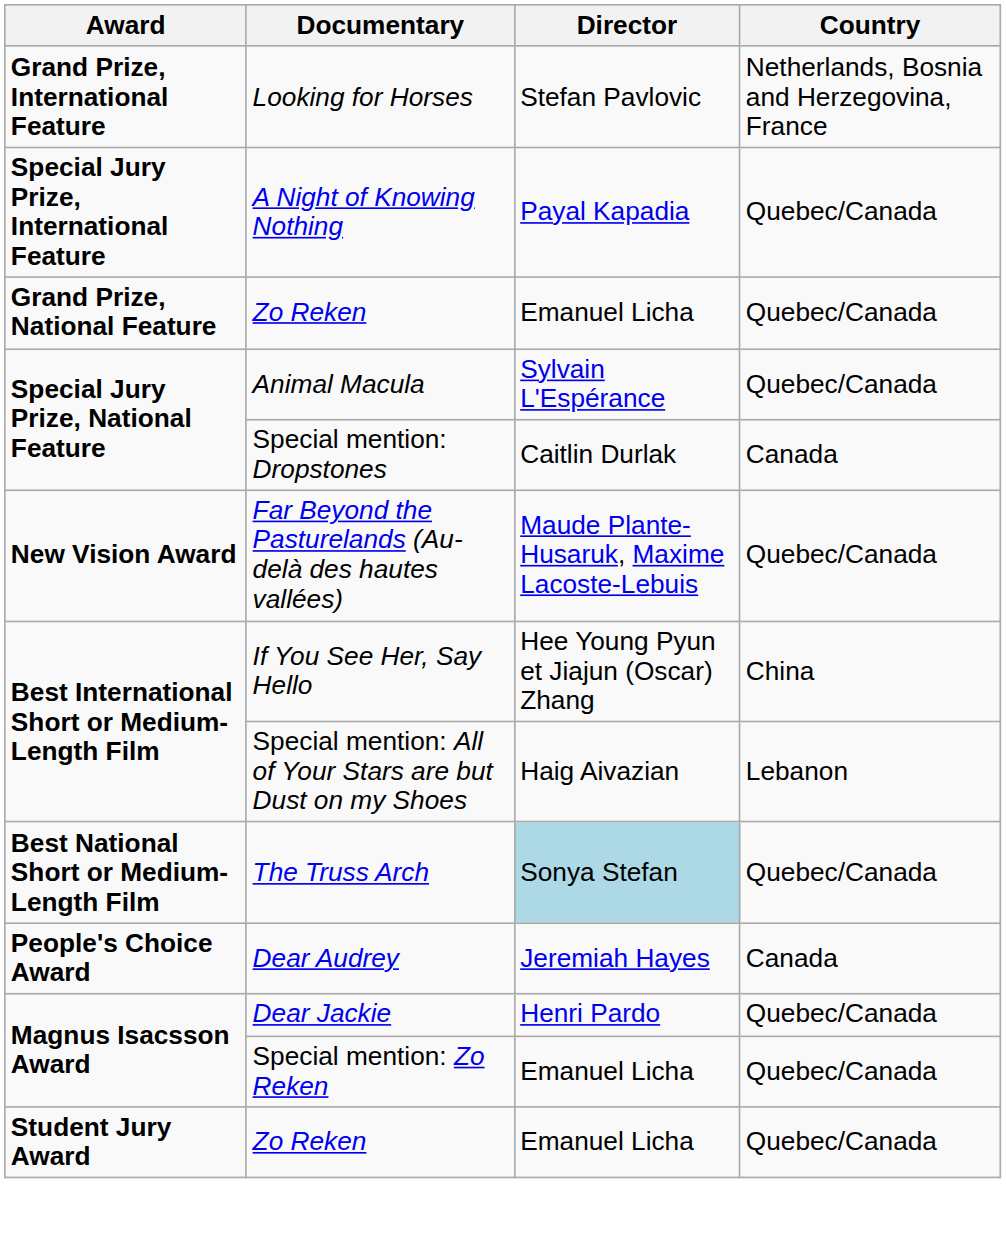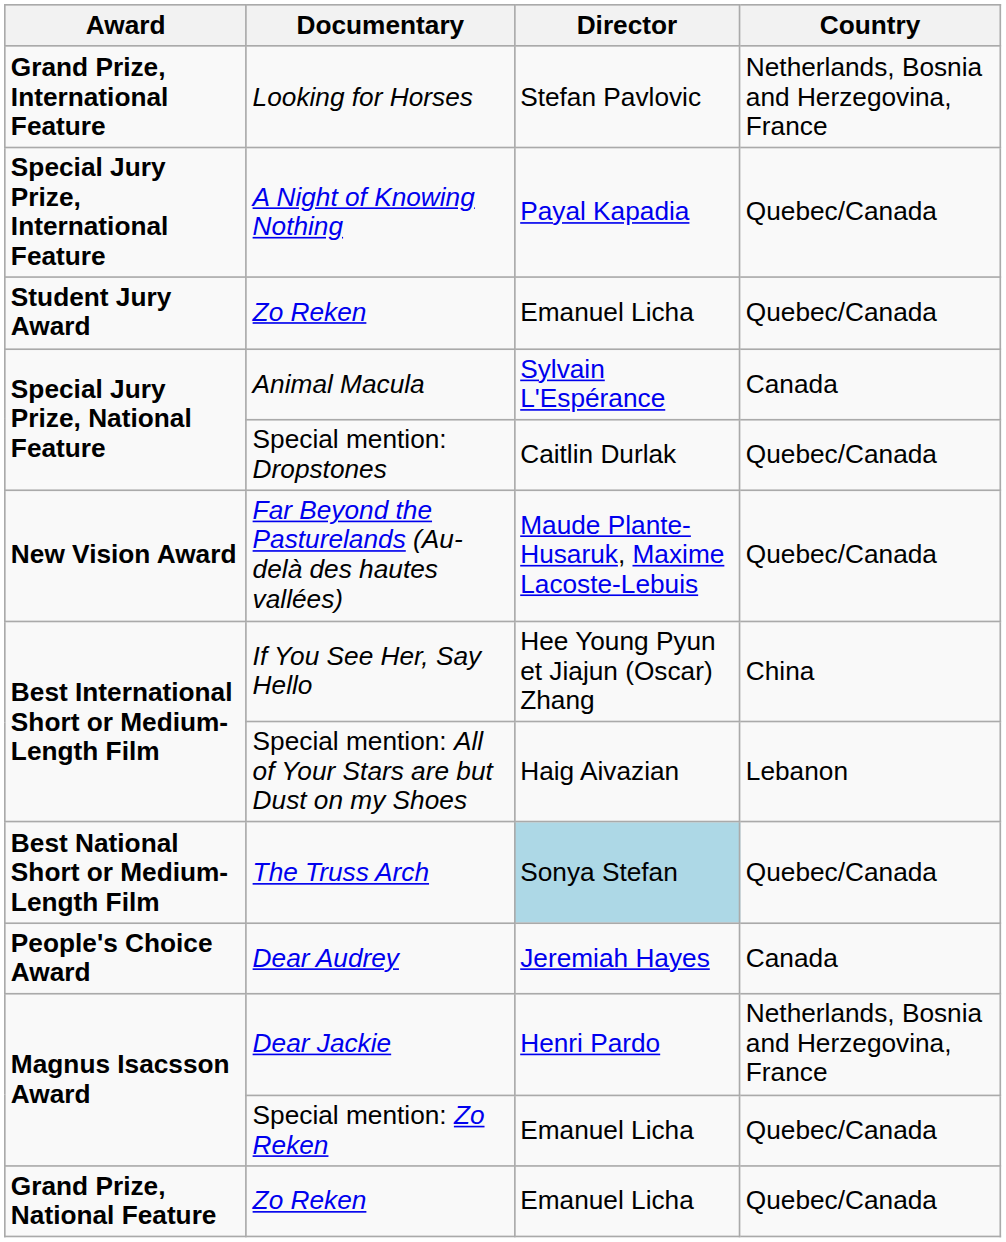rows swapped: (114, 312) <-> (91, 1141)
(841, 383) Quebec/Canada -> (792, 383) Canada
(792, 454) Canada -> (841, 454) Quebec/Canada
(841, 1014) Quebec/Canada -> (864, 1043) Netherlands, Bosnia and Herzegovina, France
